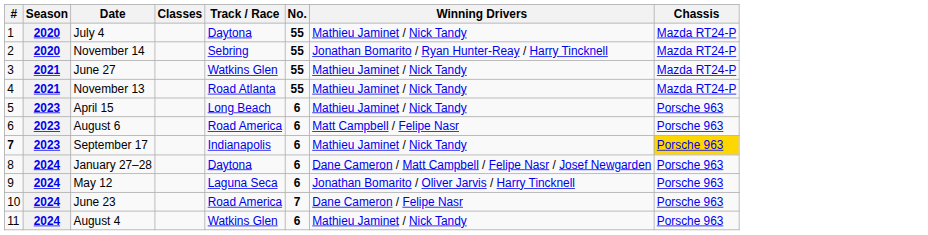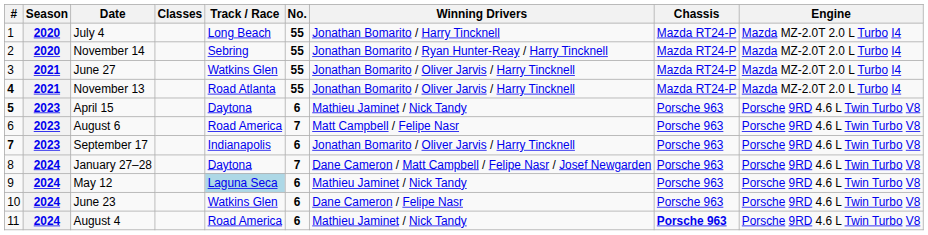+ column: (831, 14)
(230, 33) Daytona -> (239, 33) Long Beach
(389, 33) Mathieu Jaminet / Nick Tandy -> (406, 33) Jonathan Bomarito / Harry Tincknell
(389, 70) Mathieu Jaminet / Nick Tandy -> (444, 70) Jonathan Bomarito / Oliver Jarvis / Harry Tincknell
(10, 89) normal -> (10, 89) bold
(389, 89) Mathieu Jaminet / Nick Tandy -> (444, 89) Jonathan Bomarito / Oliver Jarvis / Harry Tincknell
(10, 108) normal -> (10, 108) bold
(239, 108) Long Beach -> (230, 108) Daytona
(297, 127) 6 -> (297, 127) 7
(389, 145) Mathieu Jaminet / Nick Tandy -> (444, 145) Jonathan Bomarito / Oliver Jarvis / Harry Tincknell
(690, 145) gold background -> (690, 145) no background
(297, 164) 6 -> (297, 164) 7
(243, 183) no background -> (243, 183) lightblue background
(444, 183) Jonathan Bomarito / Oliver Jarvis / Harry Tincknell -> (389, 183) Mathieu Jaminet / Nick Tandy
(245, 202) Road America -> (243, 202) Watkins Glen
(297, 202) 7 -> (297, 202) 6
(243, 220) Watkins Glen -> (245, 220) Road America
(690, 220) normal -> (692, 220) bold
